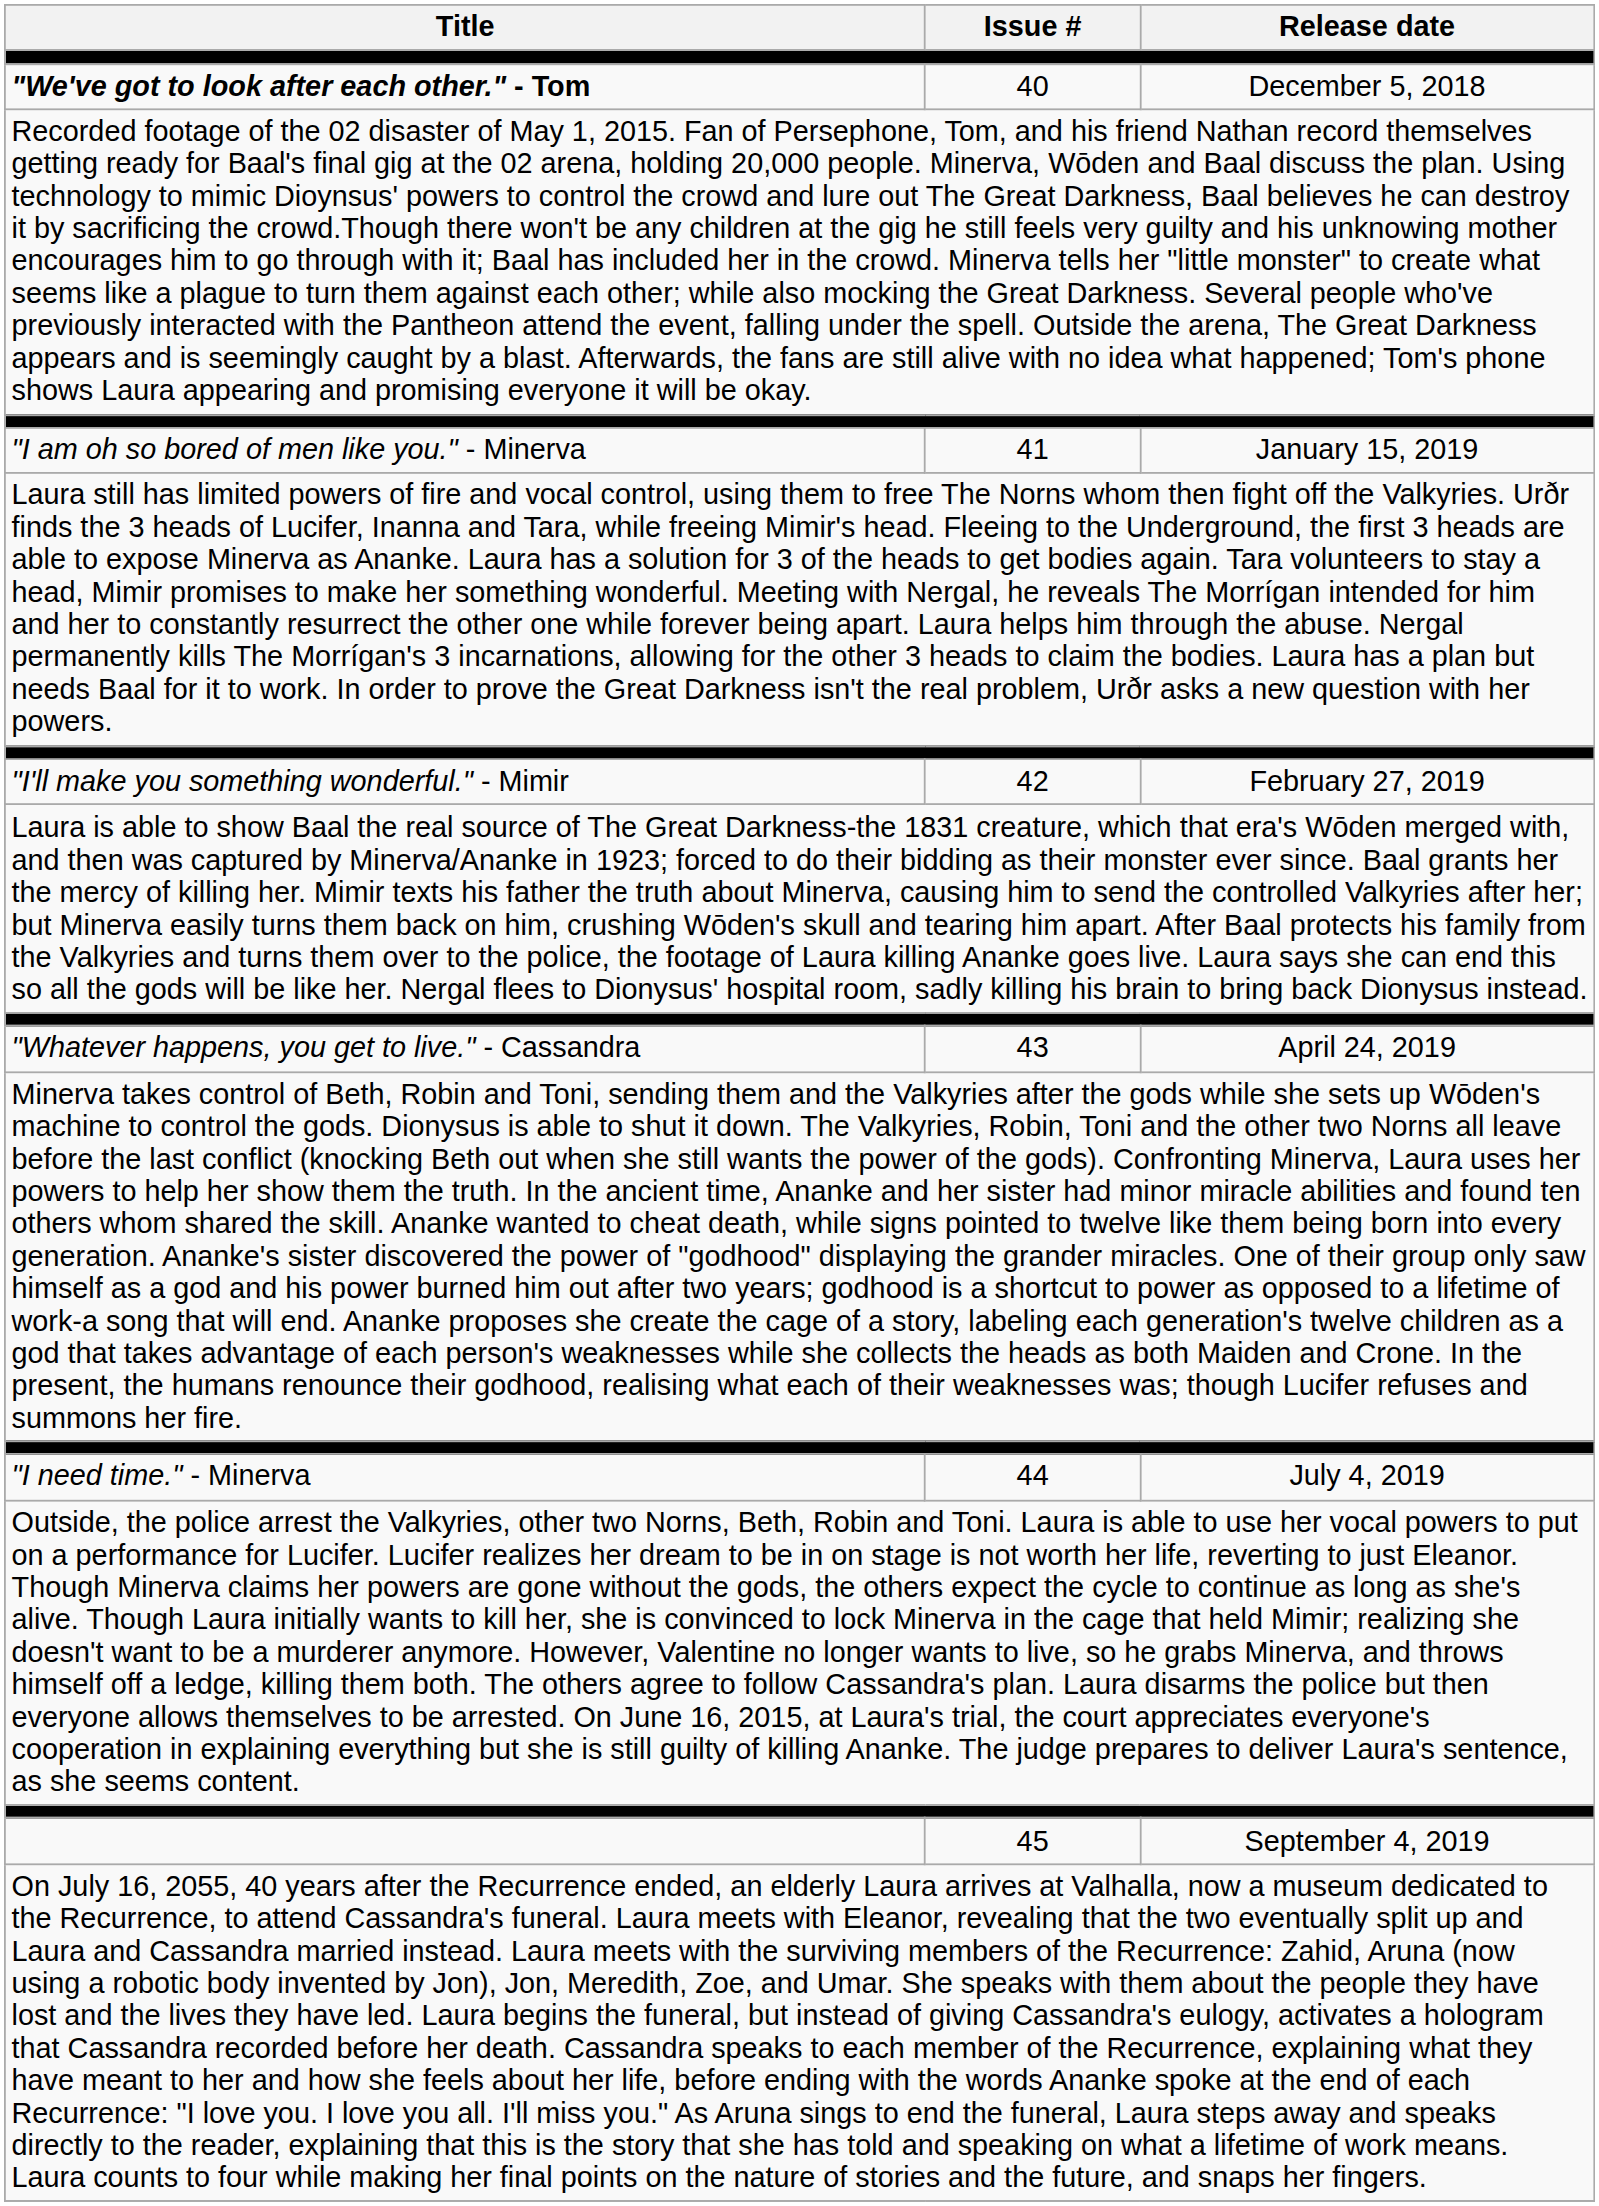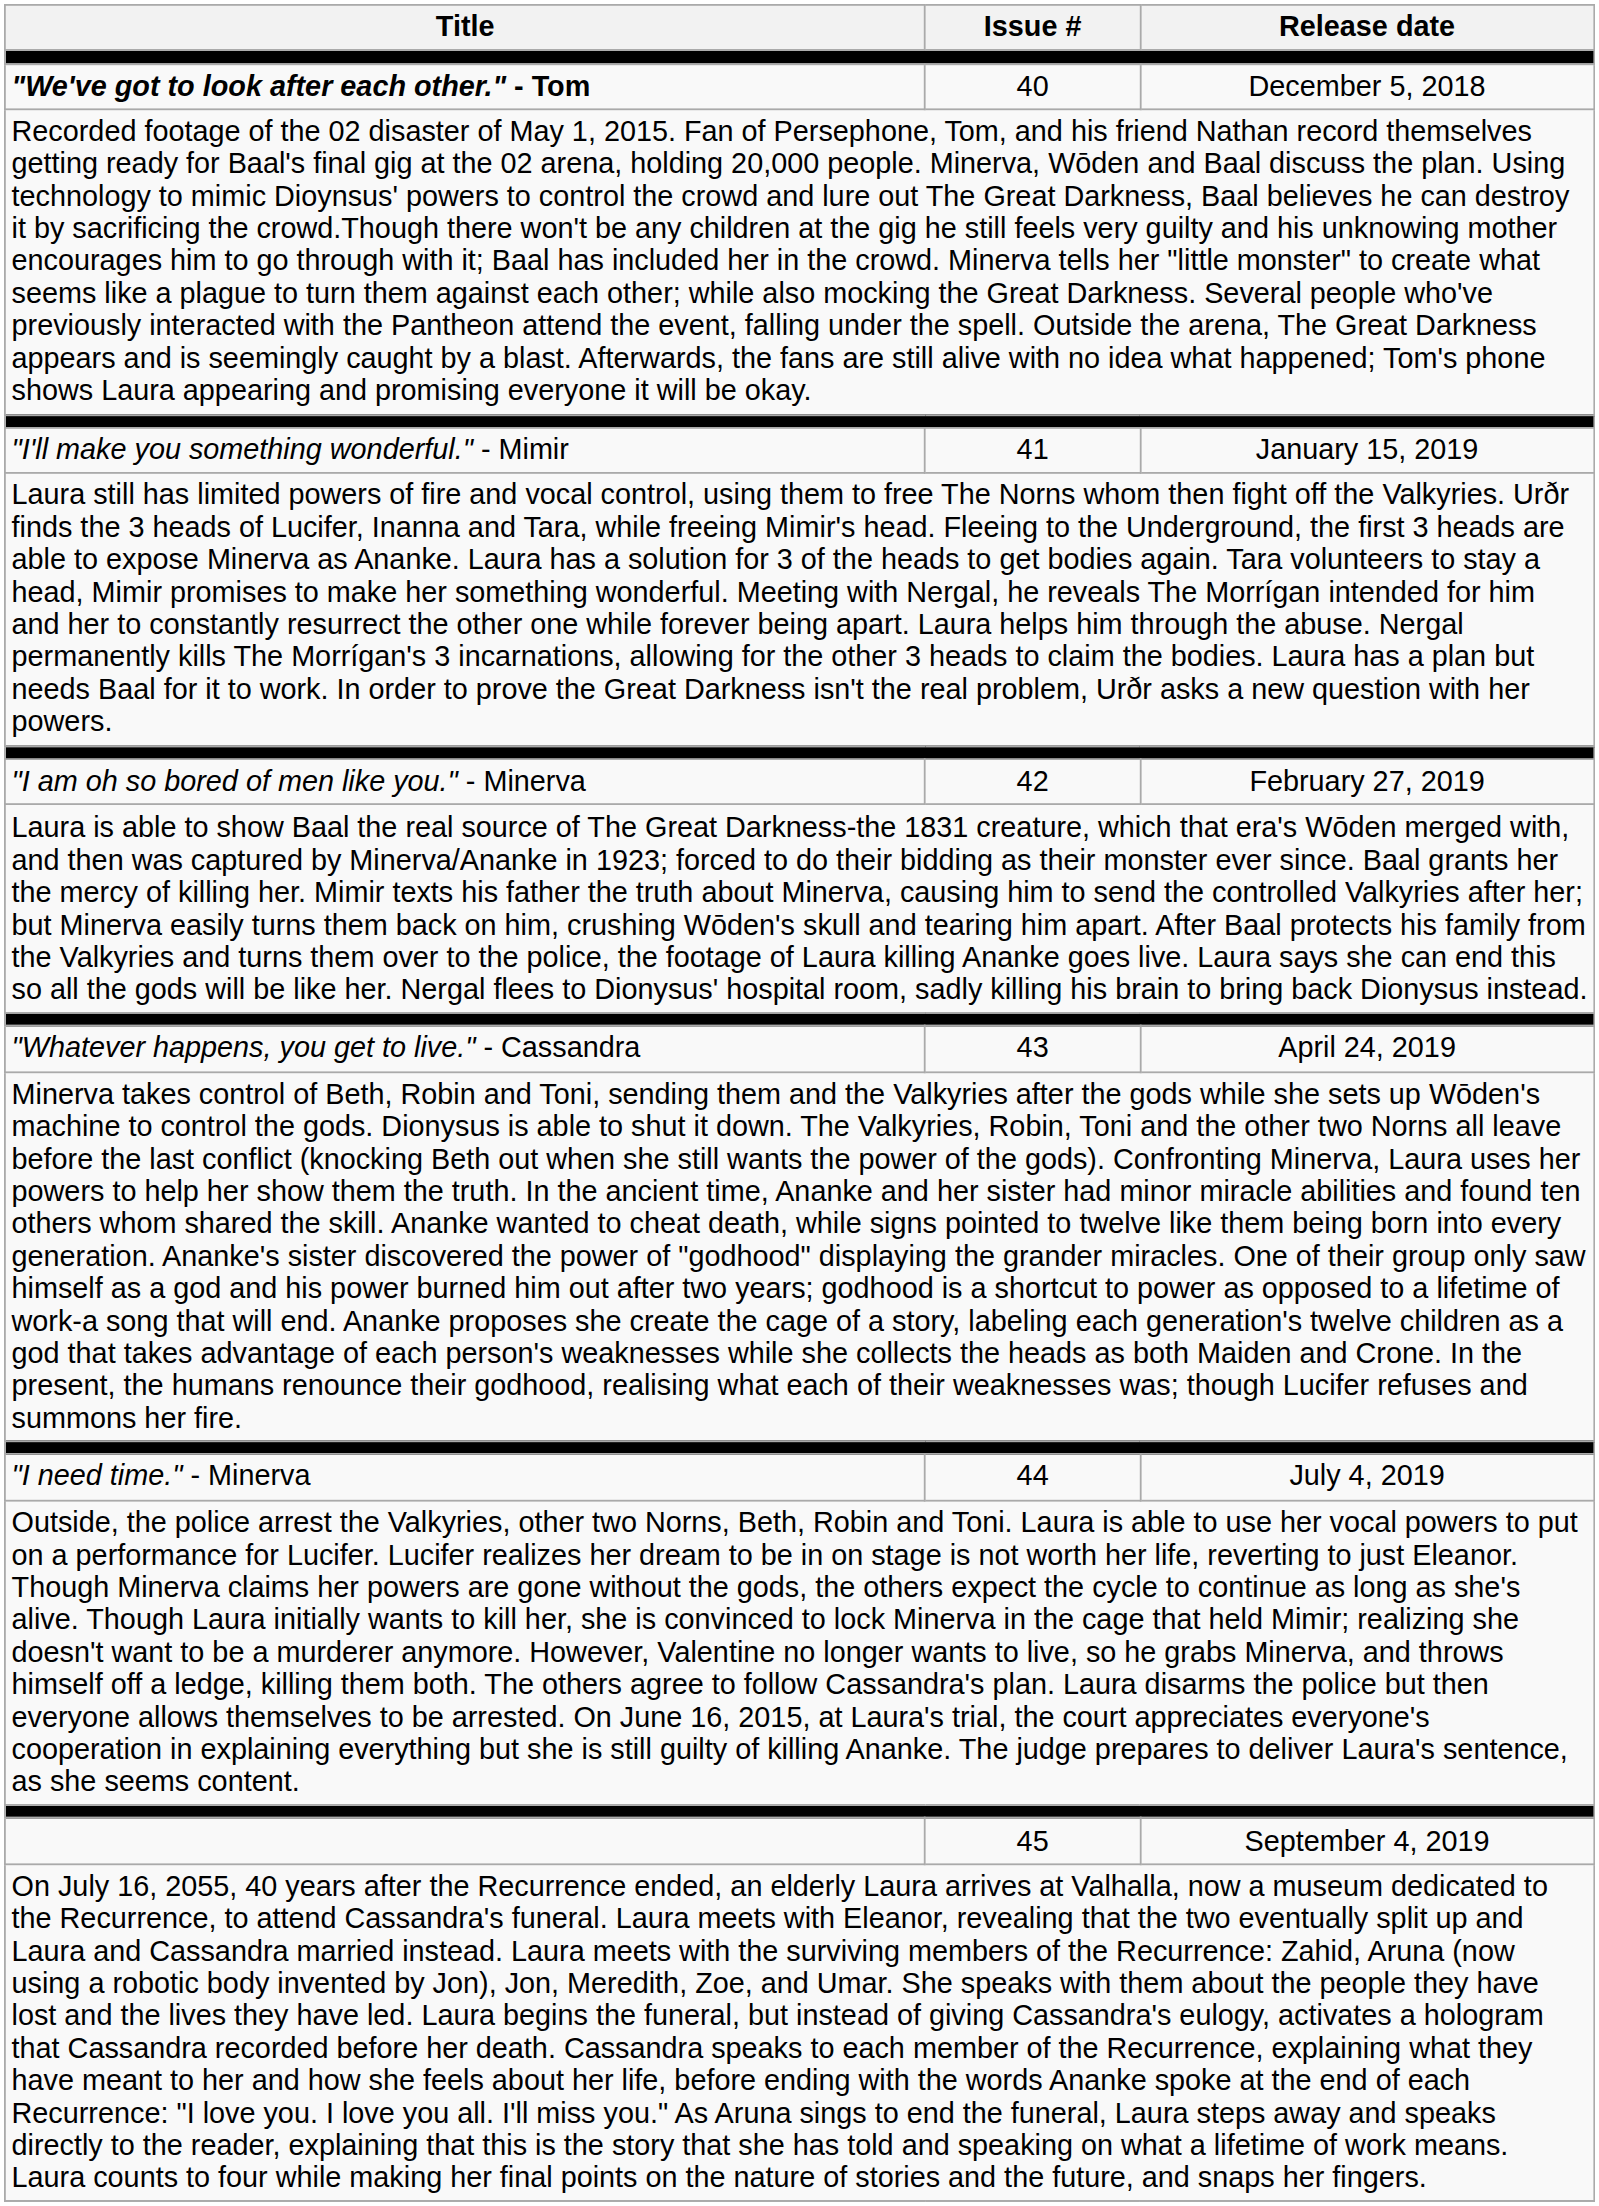(299, 450) "I am oh so bored of men like you." - Minerva -> (290, 450) "I'll make you something wonderful." - Mimir
(290, 781) "I'll make you something wonderful." - Mimir -> (299, 781) "I am oh so bored of men like you." - Minerva
